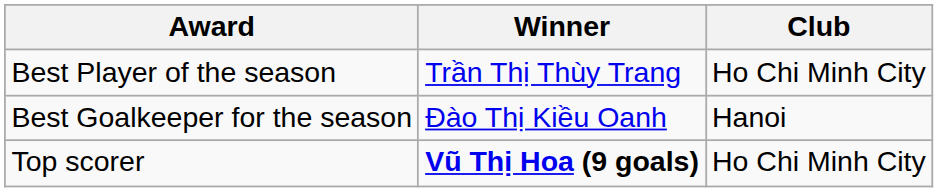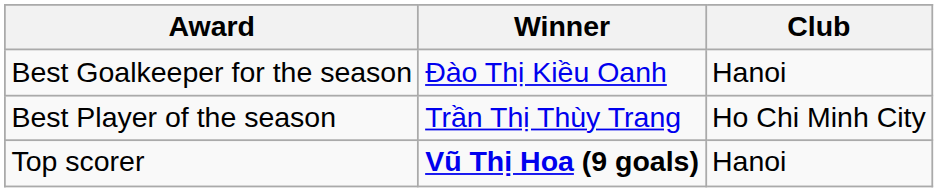rows swapped: (174, 72) <-> (212, 117)
(819, 162) Ho Chi Minh City -> (749, 162) Hanoi
